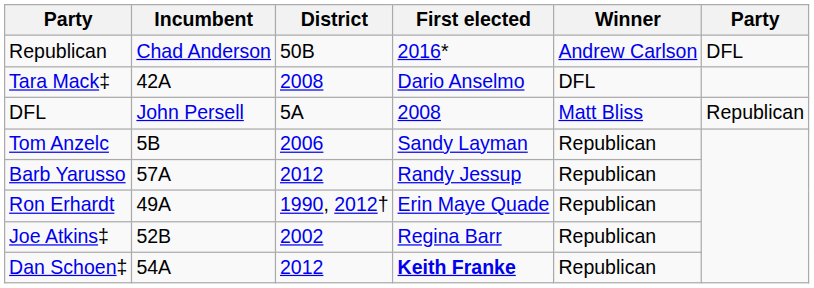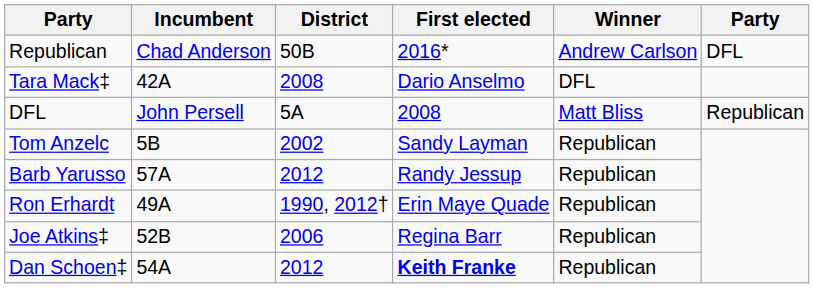(302, 143) 2006 -> (302, 143) 2002
(302, 236) 2002 -> (302, 236) 2006
